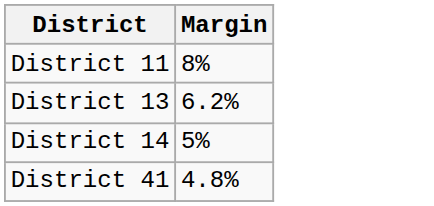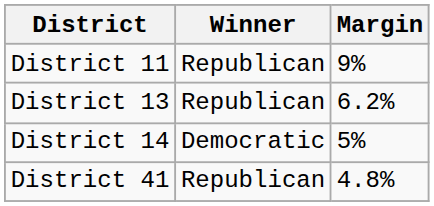+ column: (253, 25)
(195, 64) 8% -> (351, 64) 9%
